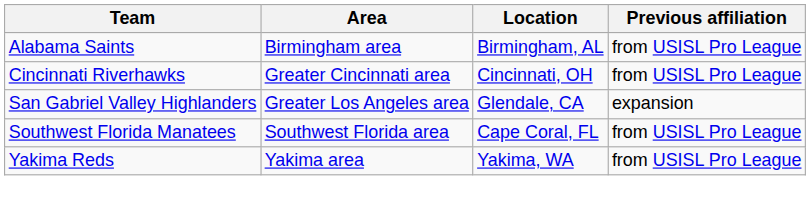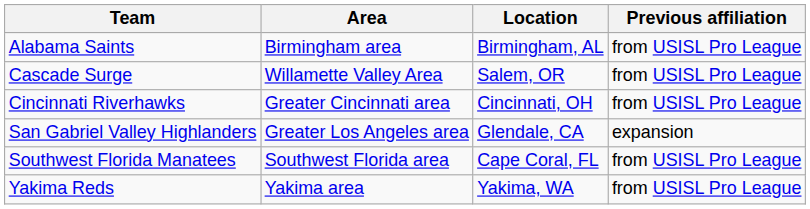+ row: (70, 75)
